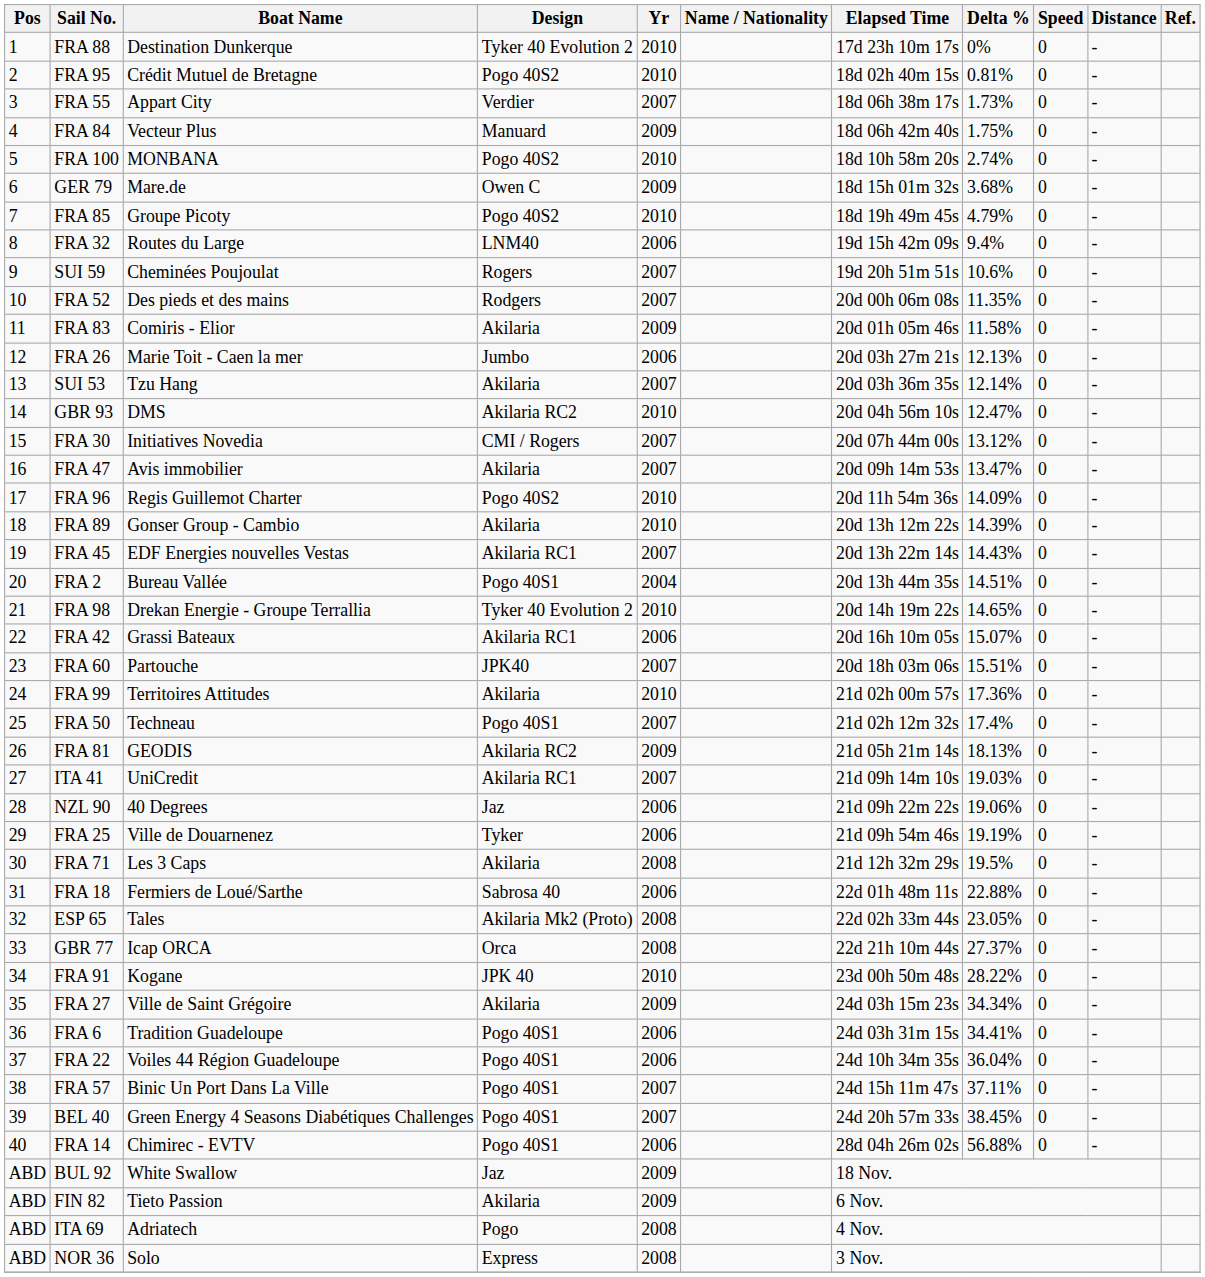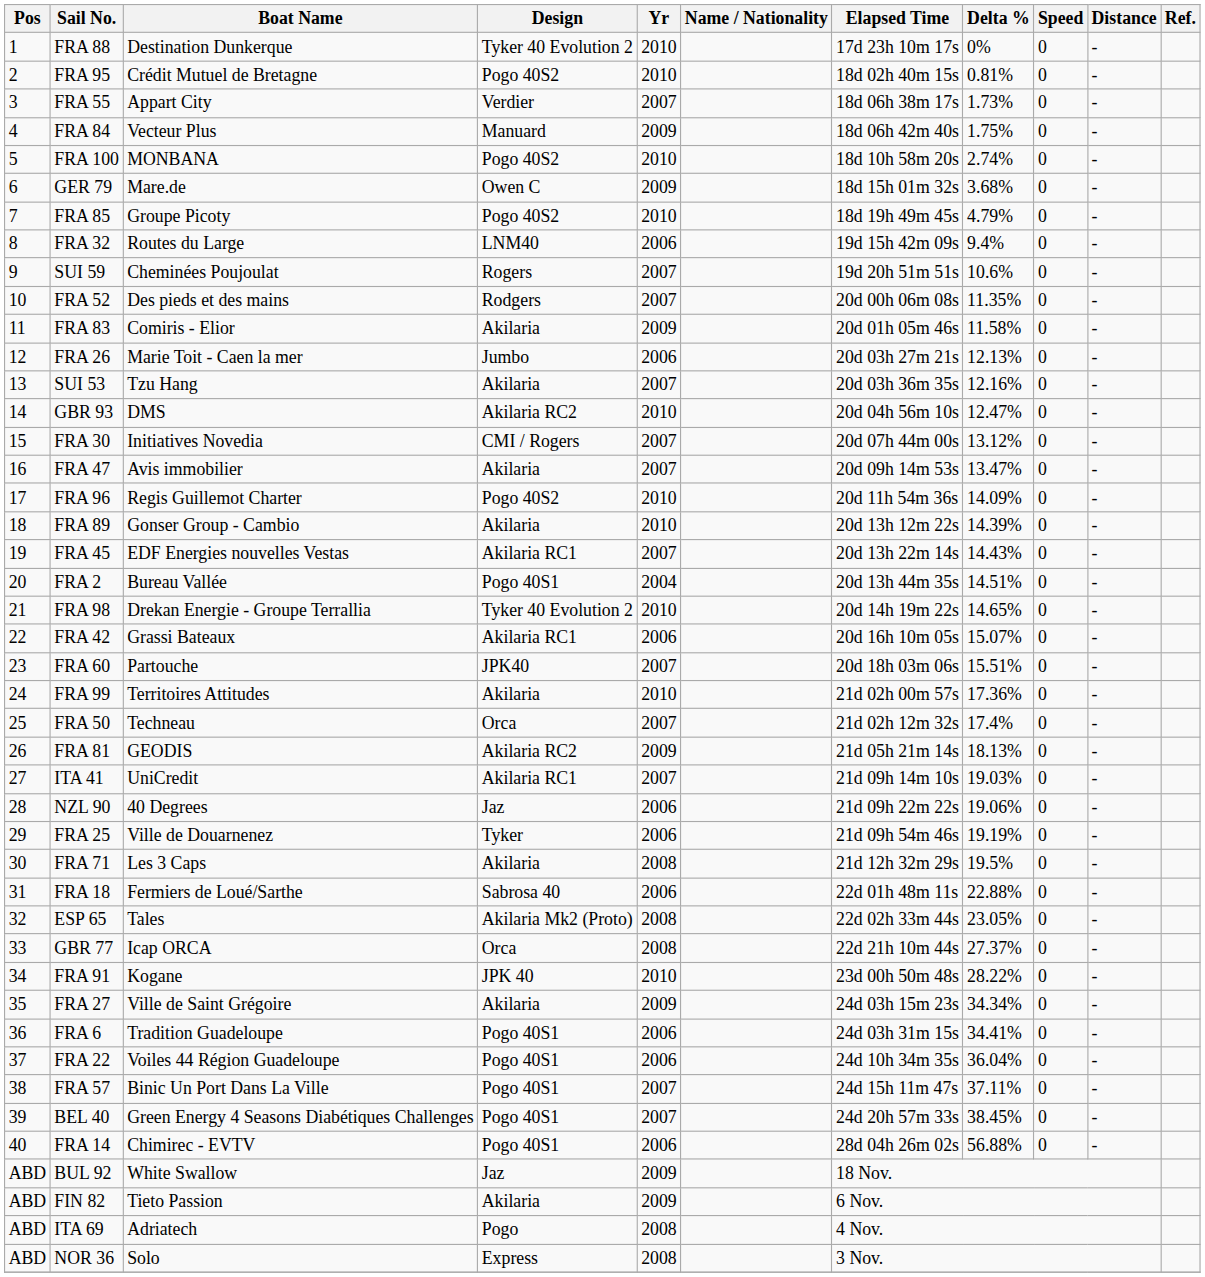(994, 384) 12.14% -> (994, 384) 12.16%
(521, 722) Pogo 40S1 -> (499, 722) Orca
